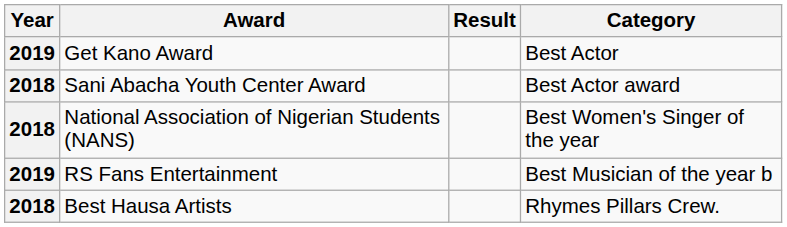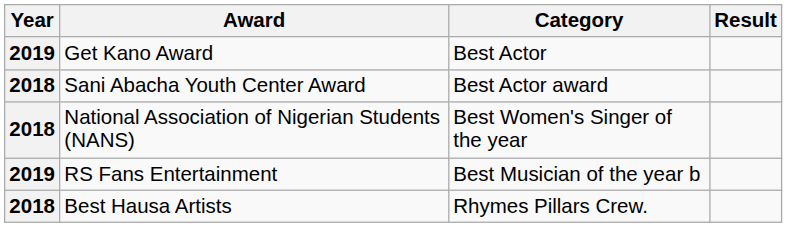columns swapped: (651, 20) <-> (485, 20)
